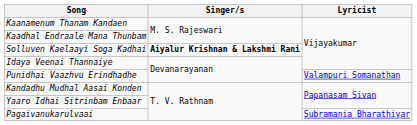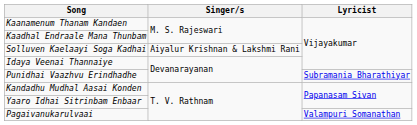(225, 50) bold -> (225, 50) normal
(352, 76) Valampuri Somanathan -> (357, 76) Subramania Bharathiyar
(357, 115) Subramania Bharathiyar -> (352, 115) Valampuri Somanathan
